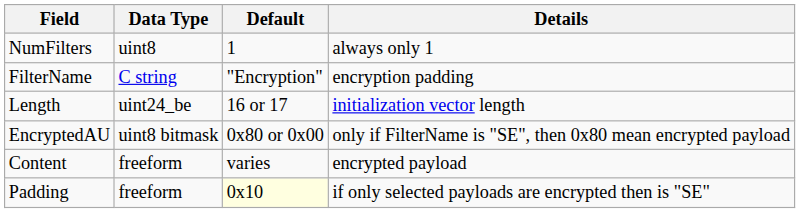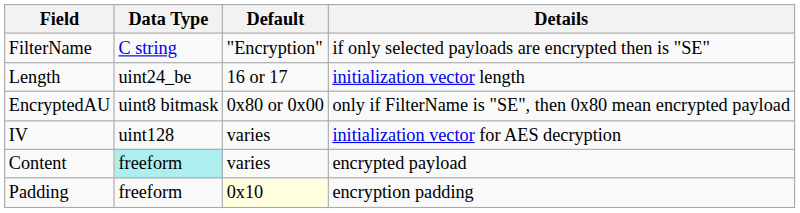- row: (50, 47)
(403, 76) encryption padding -> (521, 47) if only selected payloads are encrypted then is "SE"
+ row: (18, 134)
(150, 163) no background -> (150, 163) paleturquoise background
(521, 192) if only selected payloads are encrypted then is "SE" -> (403, 192) encryption padding
